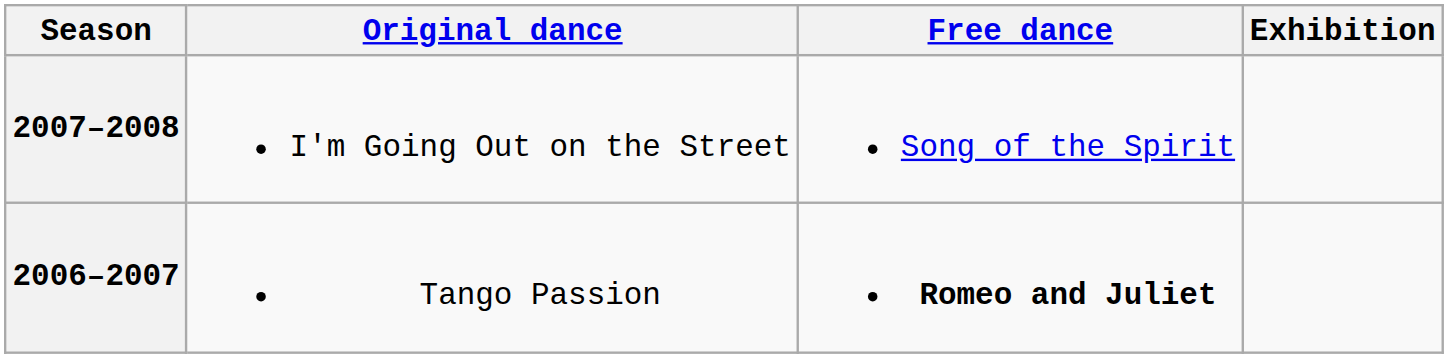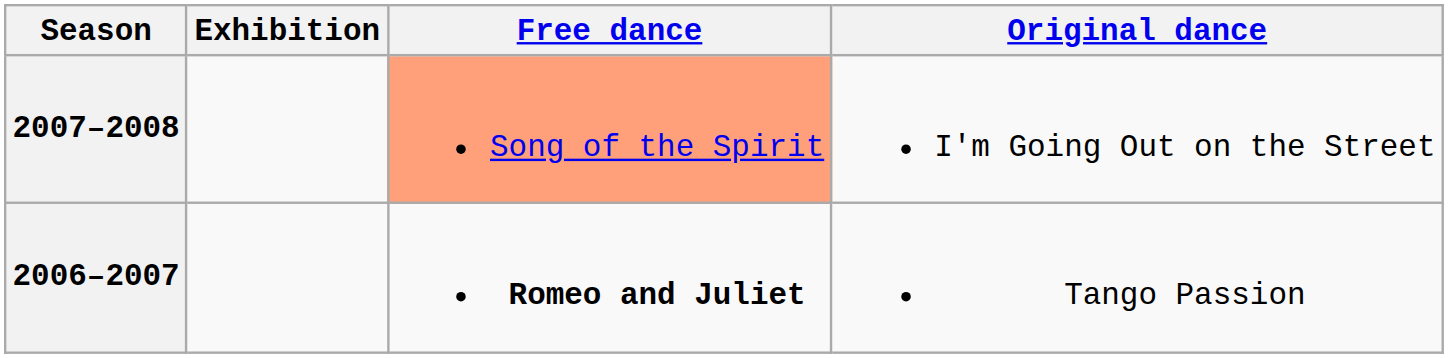columns swapped: (493, 30) <-> (1343, 30)
(1020, 147) no background -> (610, 147) lightsalmon background
